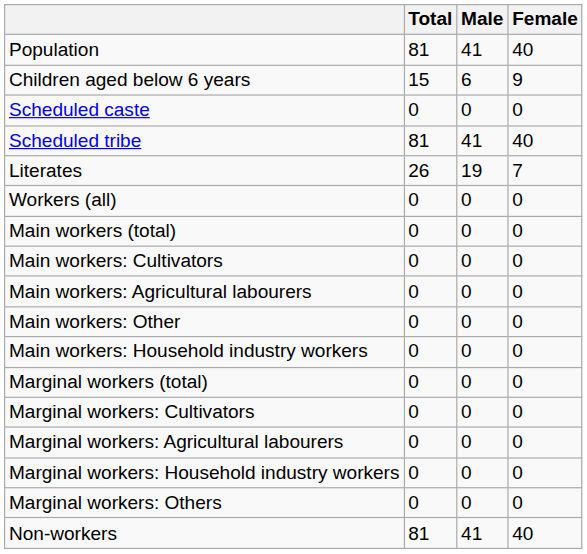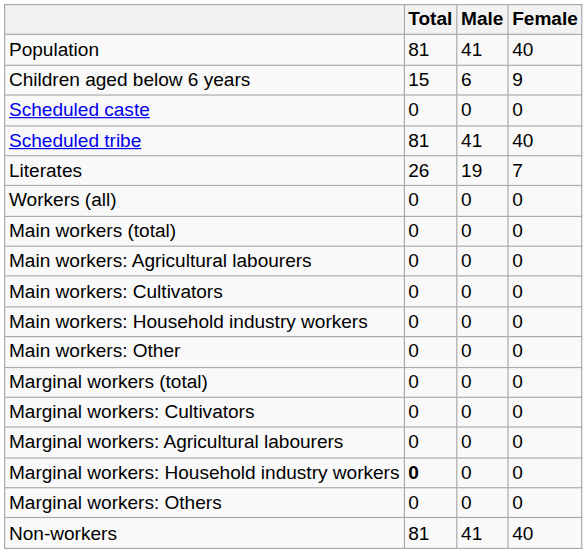rows swapped: (116, 261) <-> (160, 291)
rows swapped: (188, 351) <-> (95, 321)
(414, 472) normal -> (414, 472) bold
